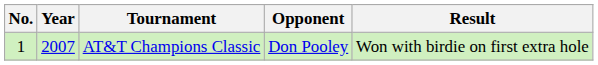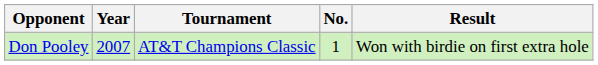columns swapped: (21, 18) <-> (308, 18)
